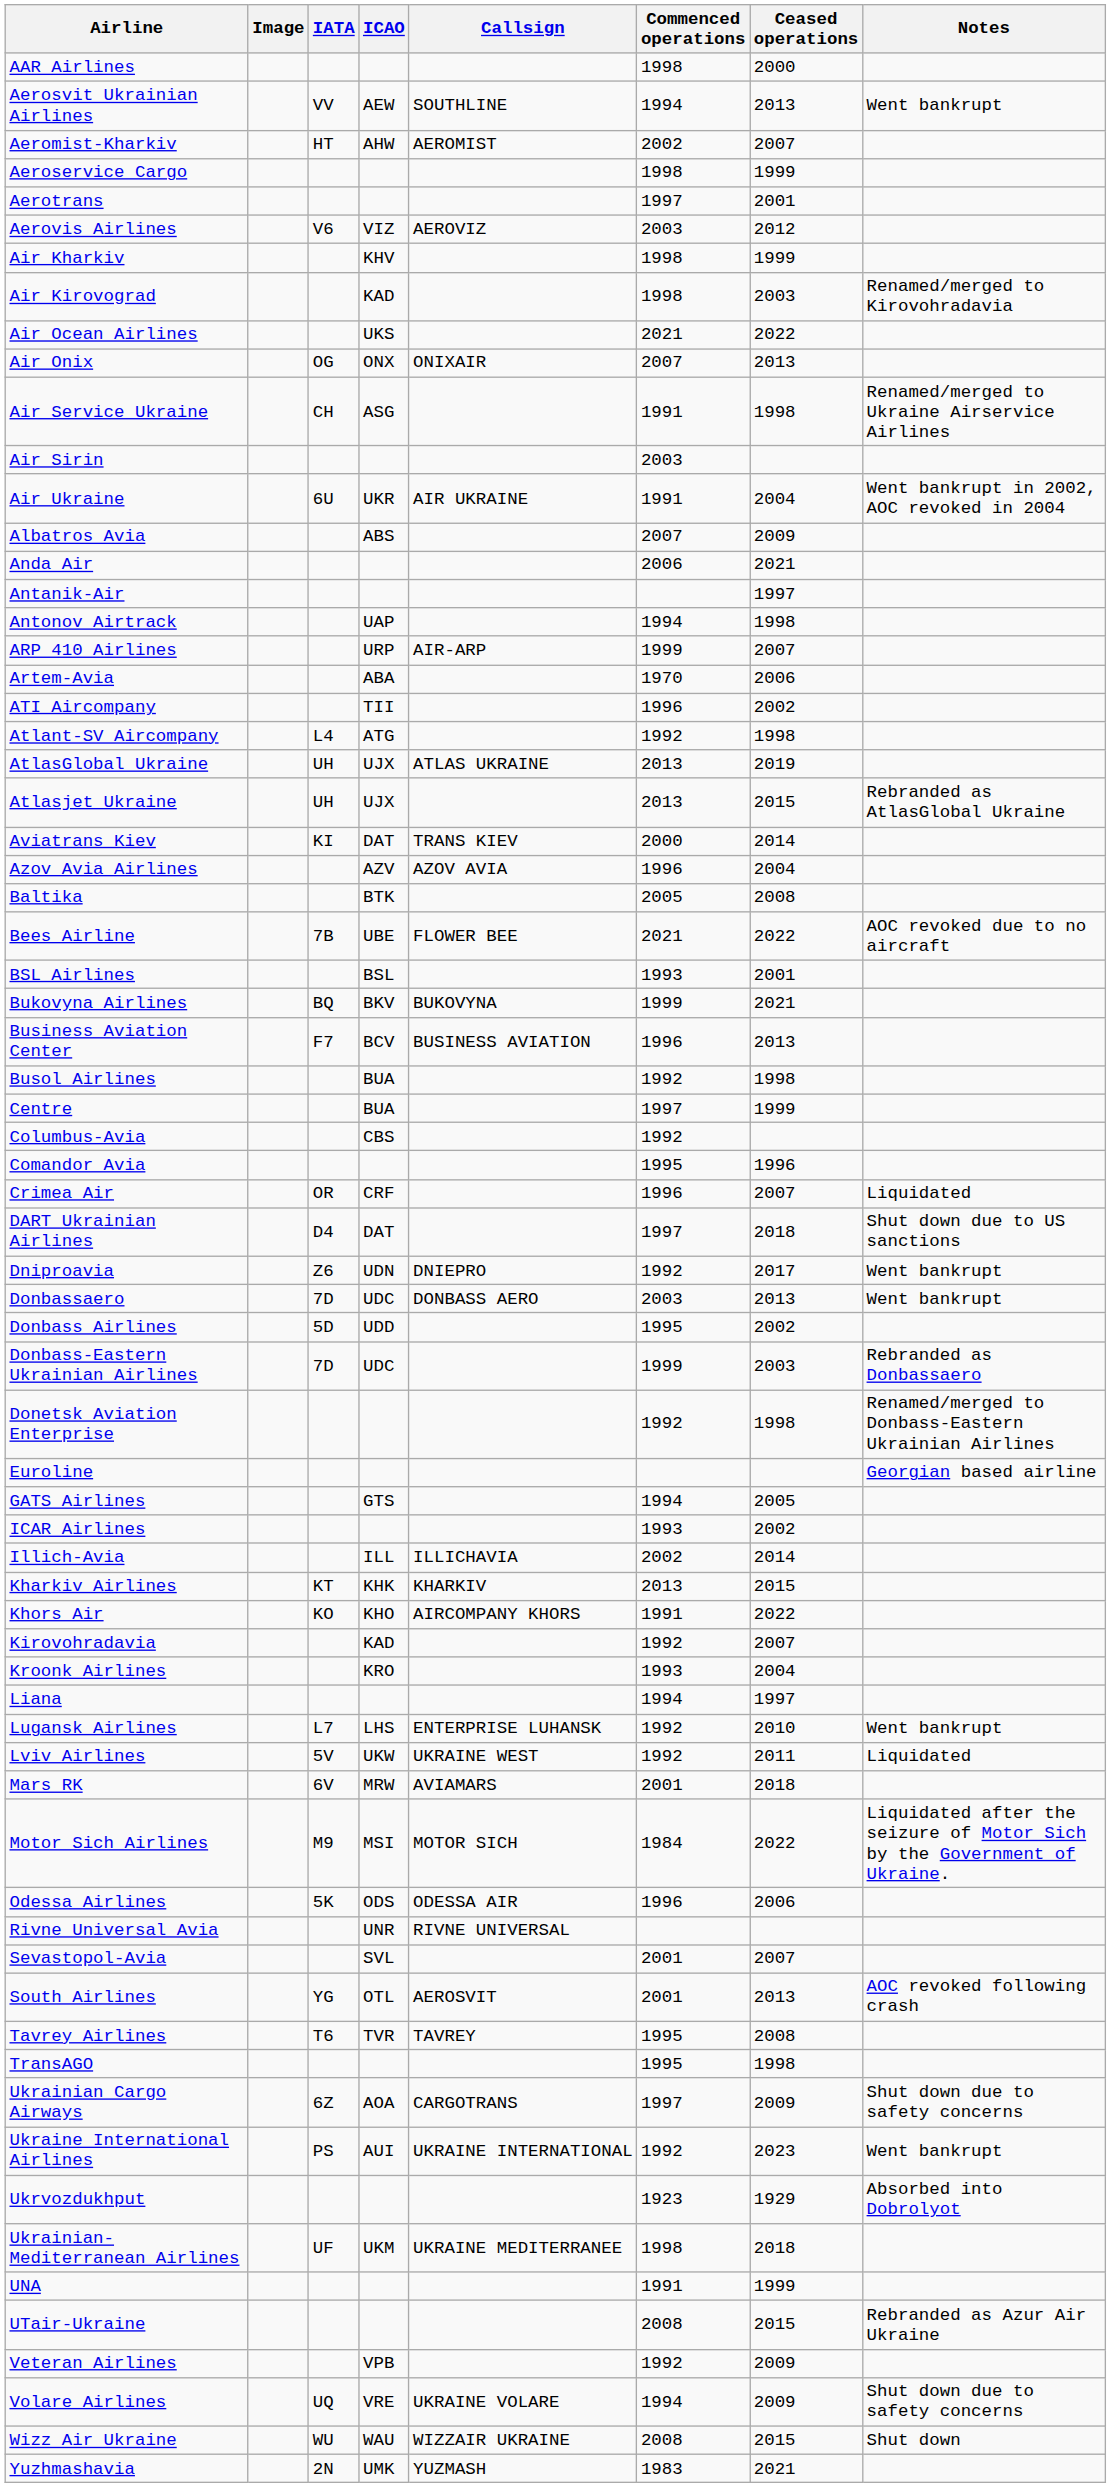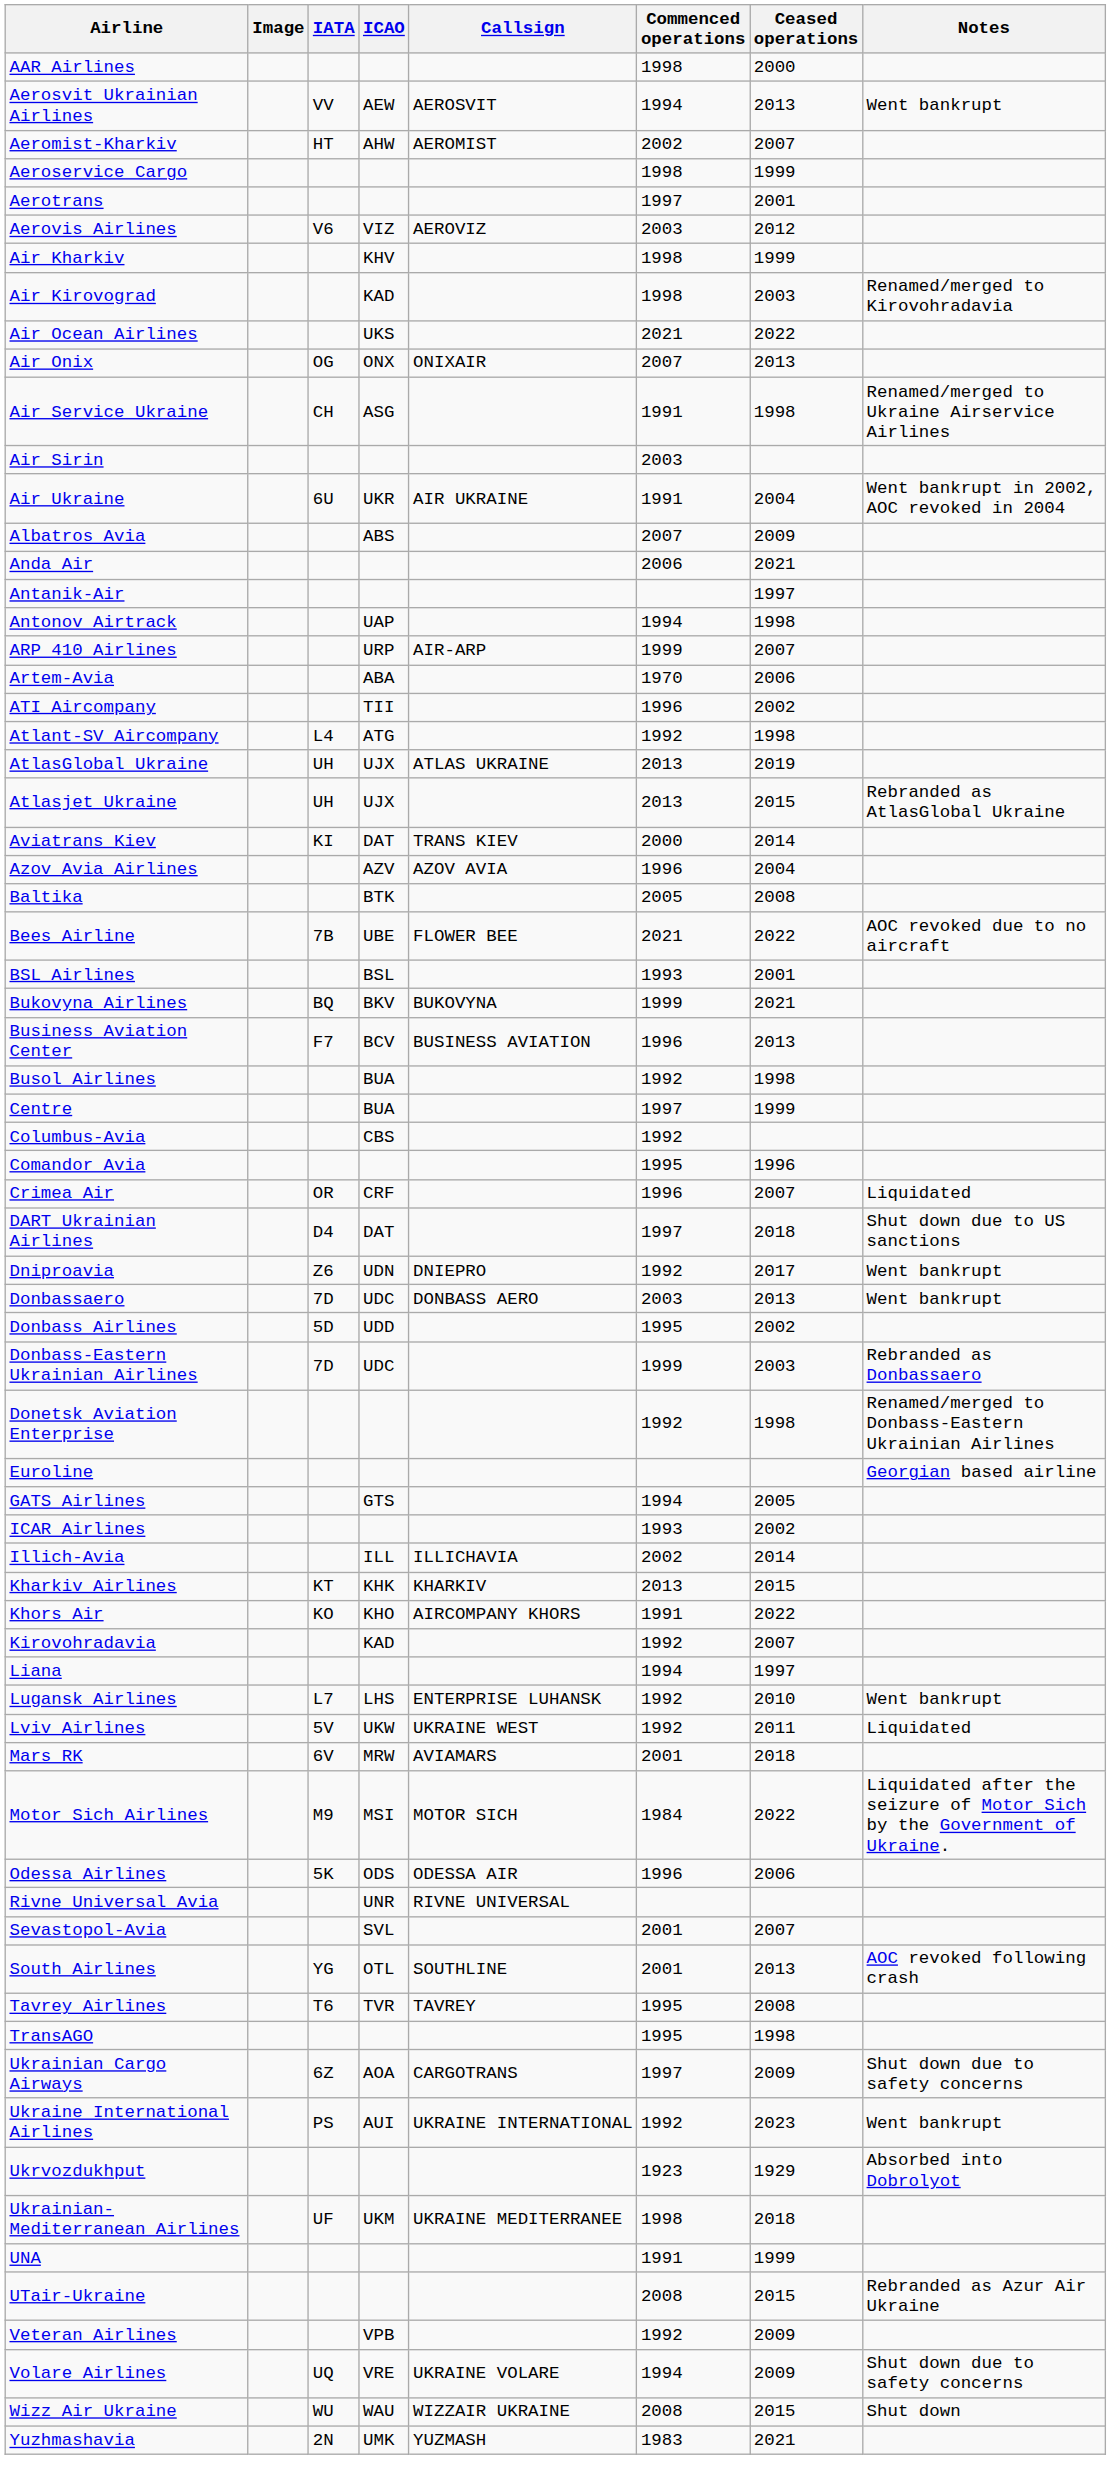(460, 106) SOUTHLINE -> (455, 106) AEROSVIT
- row: (88, 1671)
(455, 1997) AEROSVIT -> (460, 1969) SOUTHLINE
